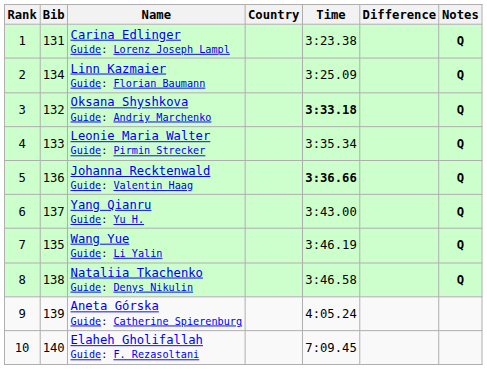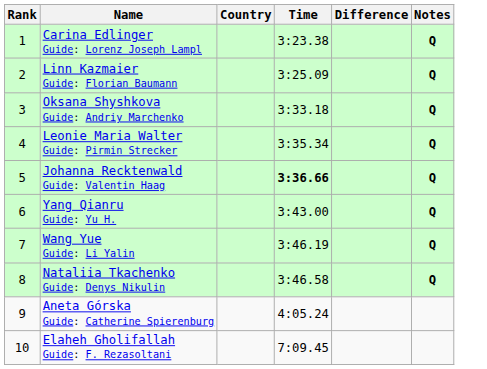- column: (54, 14)
(331, 109) bold -> (303, 109) normal
